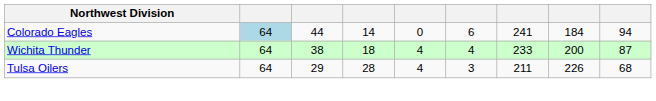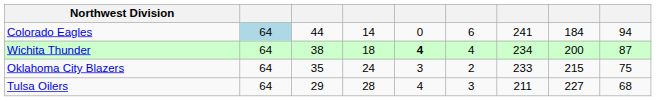(420, 50) normal -> (420, 50) bold
(523, 50) 233 -> (523, 50) 234
+ row: (66, 68)
(574, 68) 226 -> (574, 86) 227
